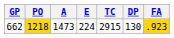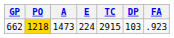(133, 26) 130 -> (133, 26) 103
(156, 26) gold background -> (156, 26) no background
